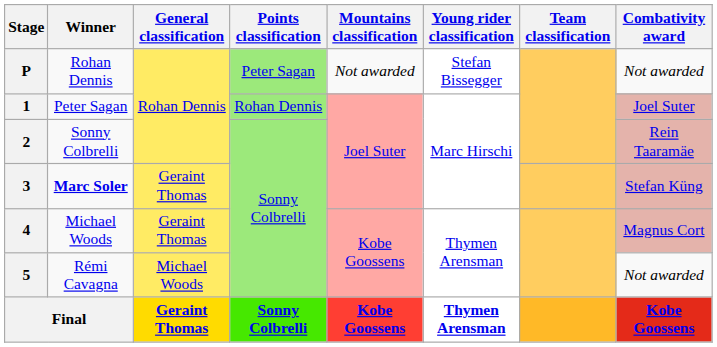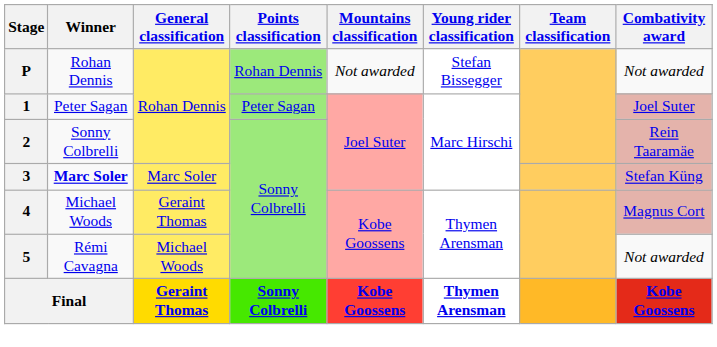(278, 71) Peter Sagan -> (278, 71) Rohan Dennis
(278, 106) Rohan Dennis -> (278, 106) Peter Sagan
(182, 186) Geraint Thomas -> (182, 176) Marc Soler
